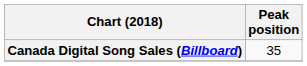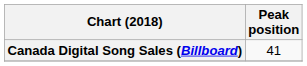(274, 50) 35 -> (274, 50) 41
